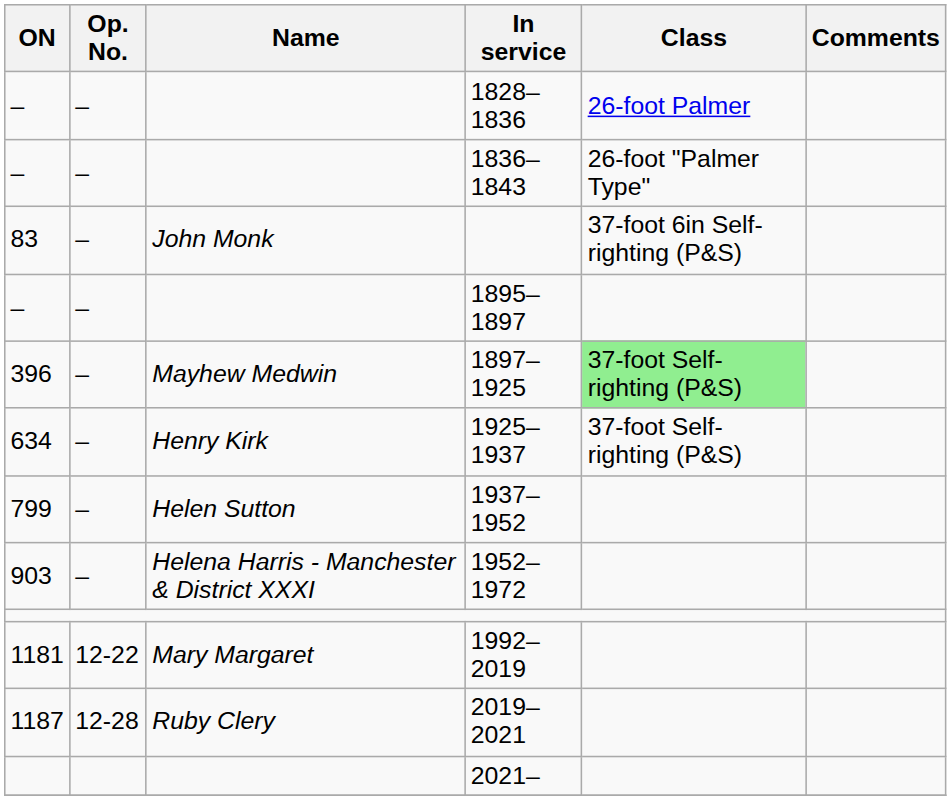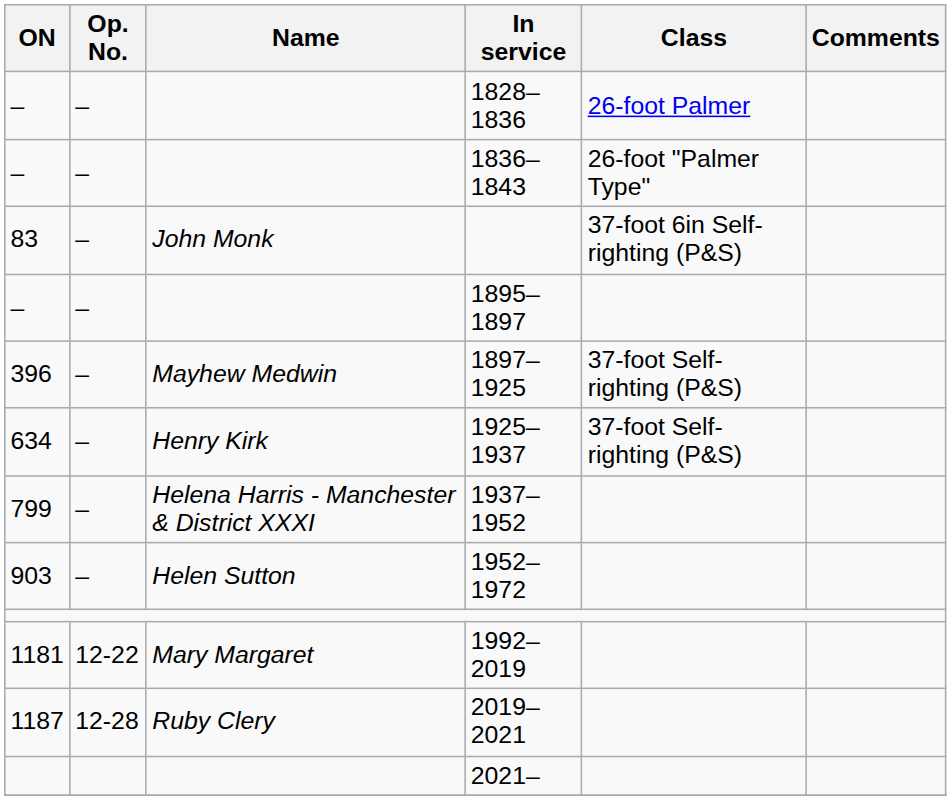(665, 374) lightgreen background -> (665, 374) no background
(224, 508) Helen Sutton -> (304, 508) Helena Harris - Manchester & District XXXI
(304, 575) Helena Harris - Manchester & District XXXI -> (224, 575) Helen Sutton
